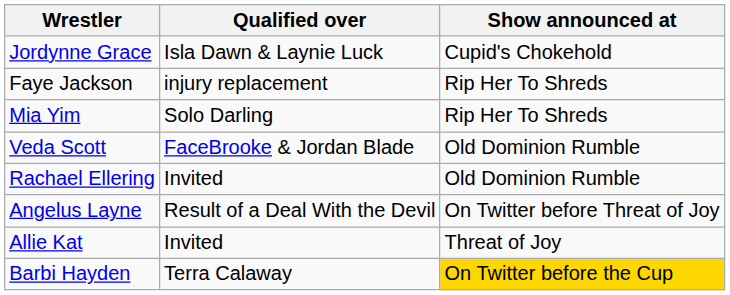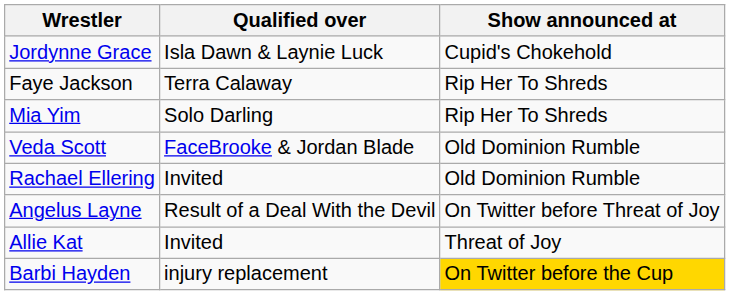(246, 83) injury replacement -> (228, 83) Terra Calaway
(228, 274) Terra Calaway -> (246, 274) injury replacement
